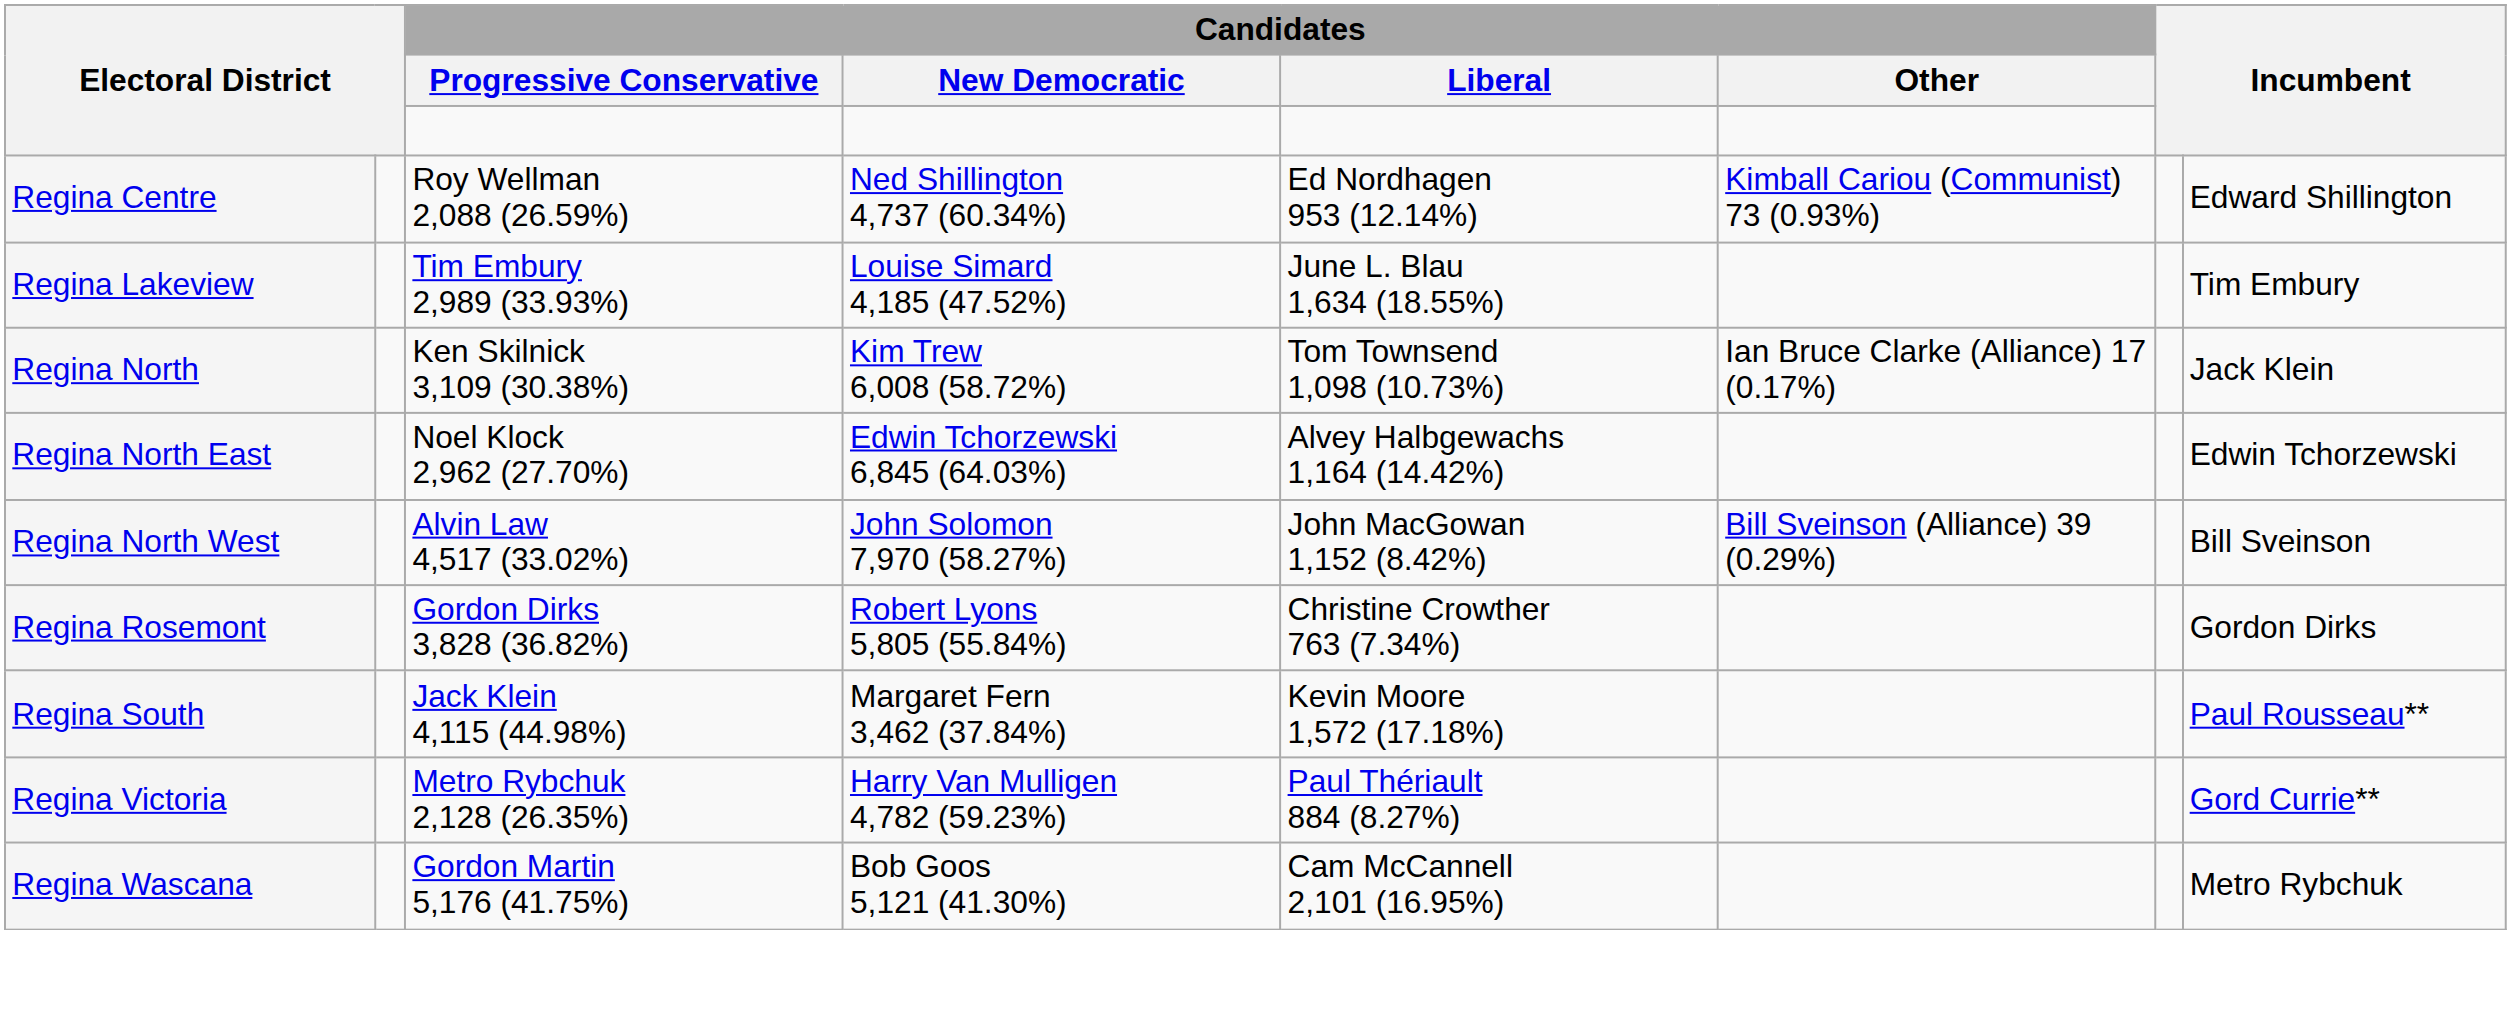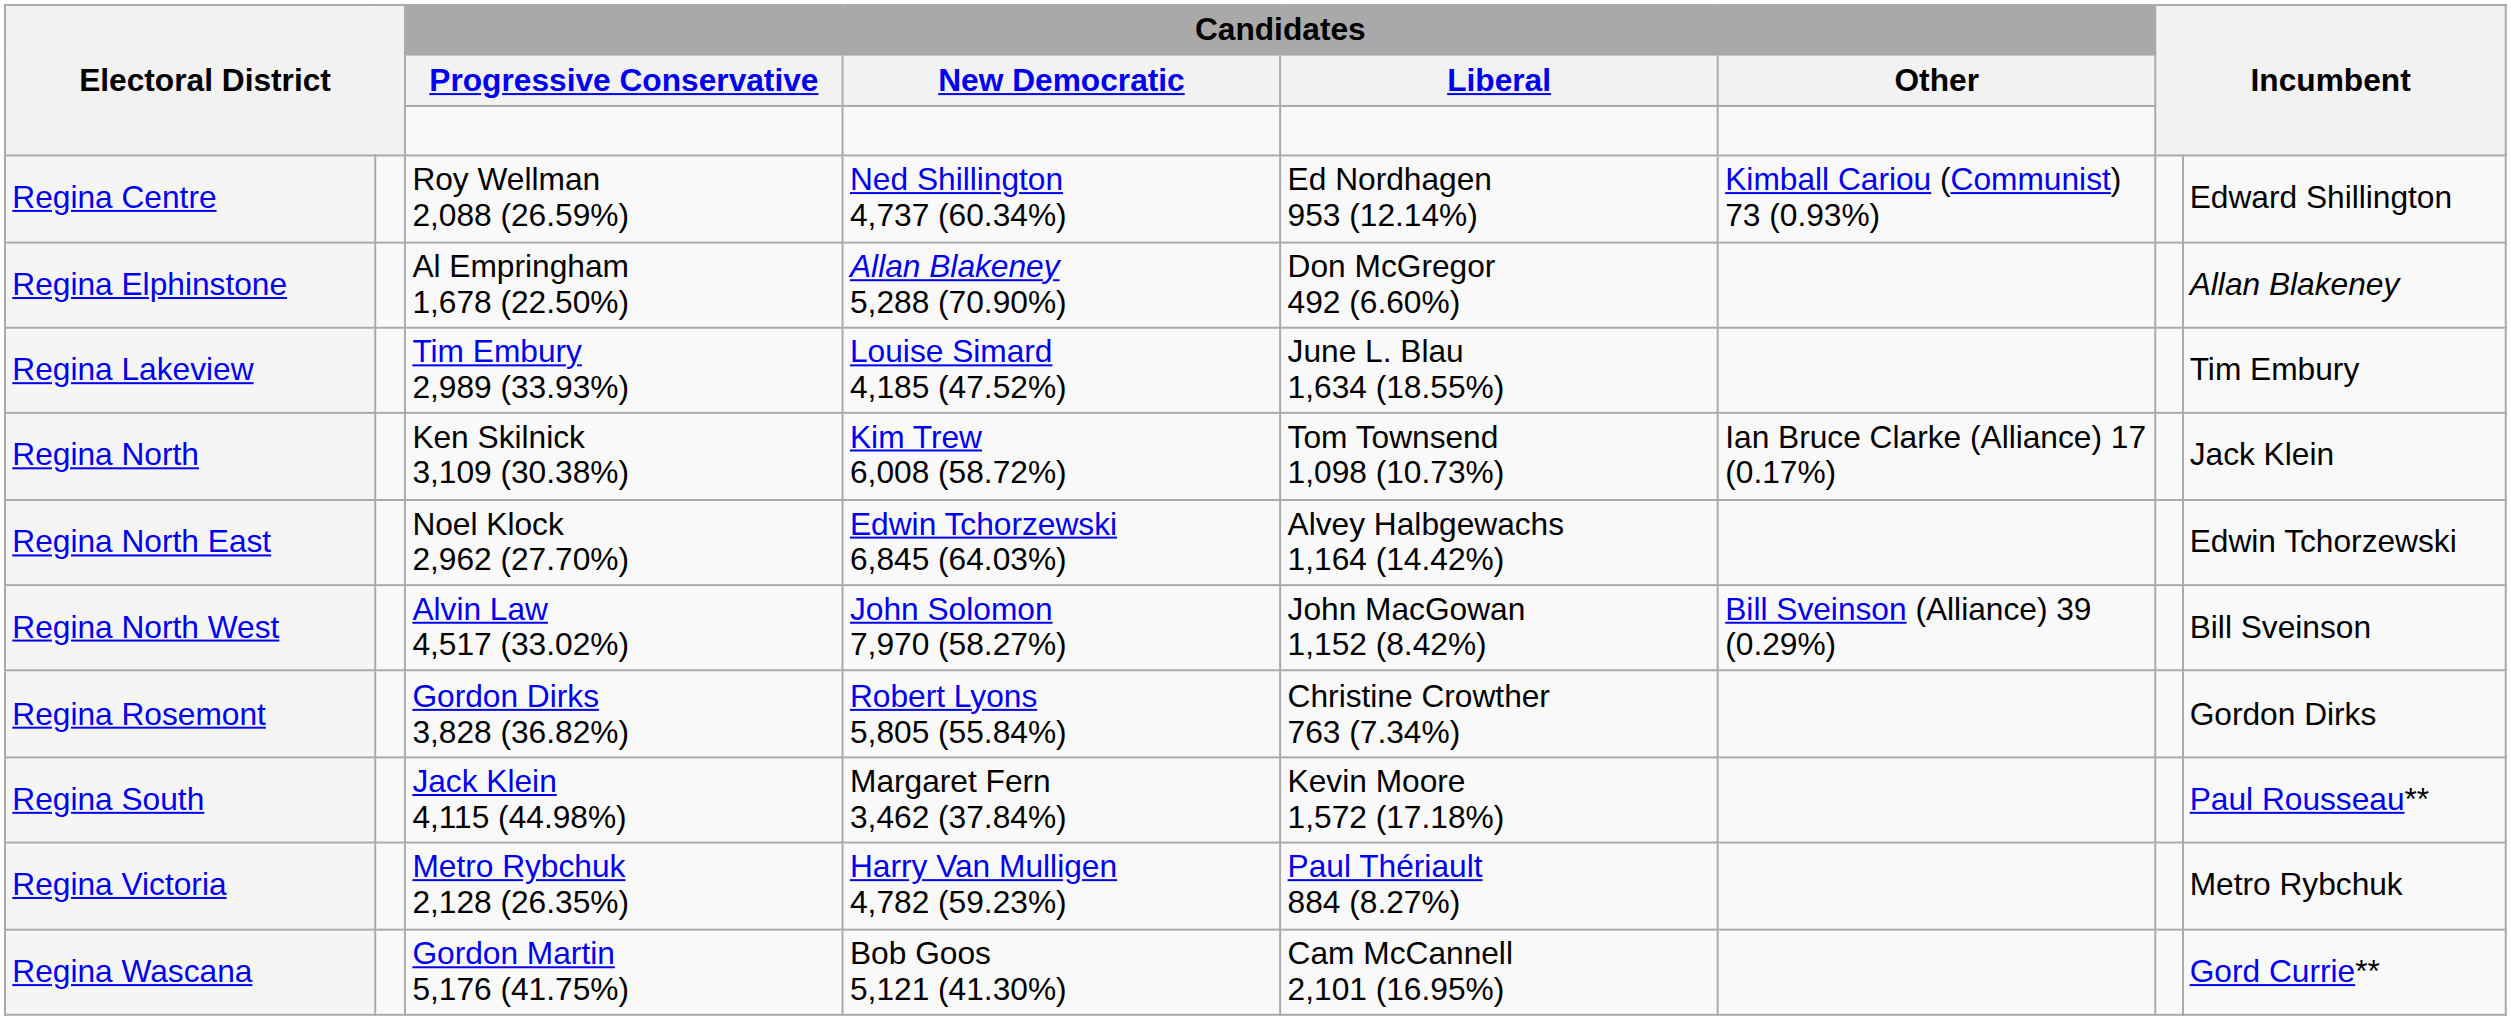+ row: (150, 284)
(2285, 799) Gord Currie** -> (2296, 885) Metro Rybchuk
(2296, 885) Metro Rybchuk -> (2285, 971) Gord Currie**
